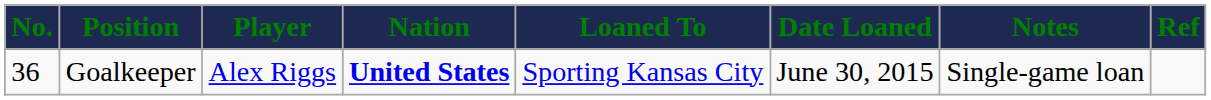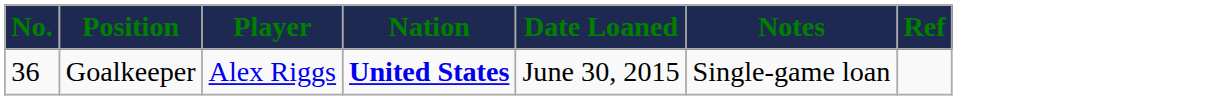- column: (643, 26)
